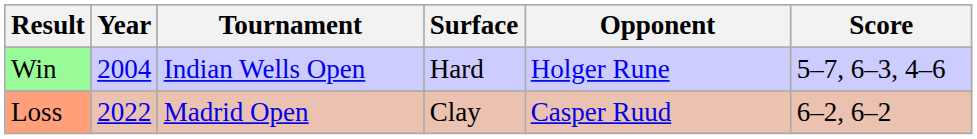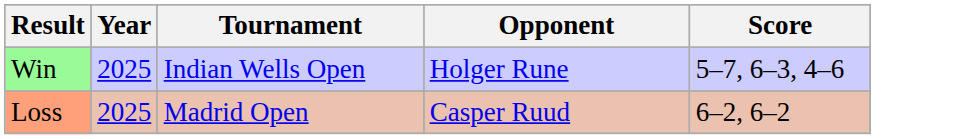- column: (474, 25)
(124, 68) 2004 -> (124, 68) 2025
(124, 111) 2022 -> (124, 111) 2025
